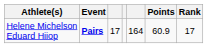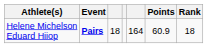(115, 31) 17 -> (115, 31) 18
(190, 31) 17 -> (190, 31) 18
